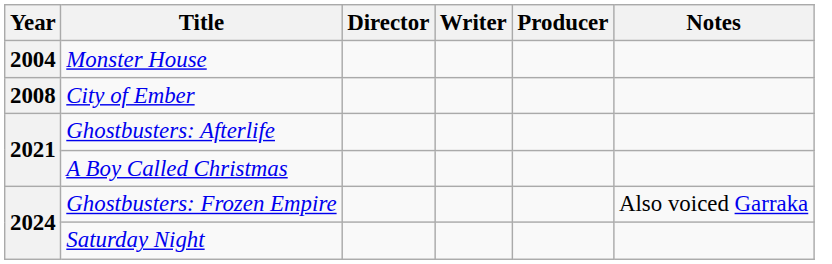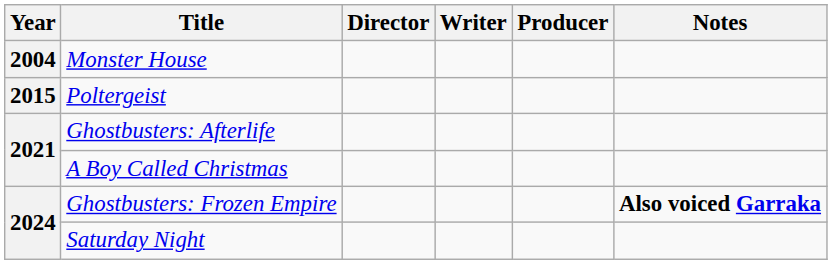- row: (130, 95)
+ row: (116, 95)
(714, 204) normal -> (720, 204) bold
